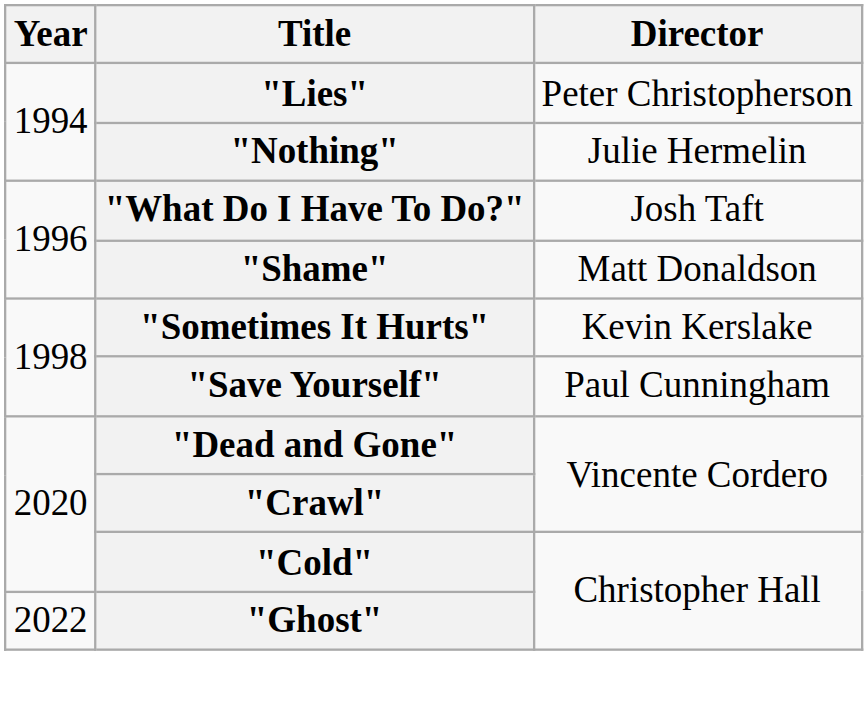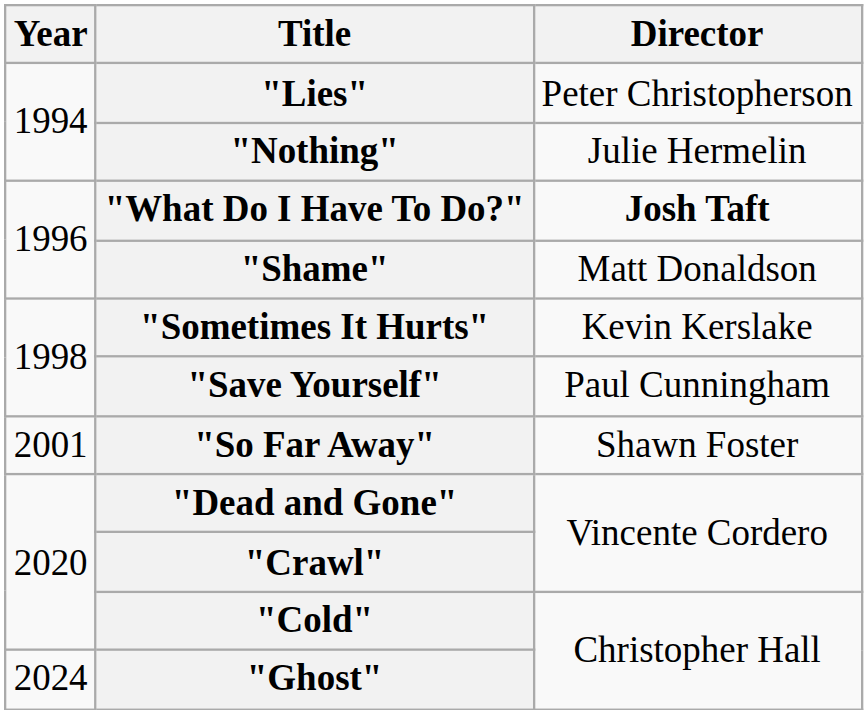(697, 209) normal -> (697, 209) bold
+ row: (315, 444)
(51, 619) 2022 -> (51, 678) 2024
